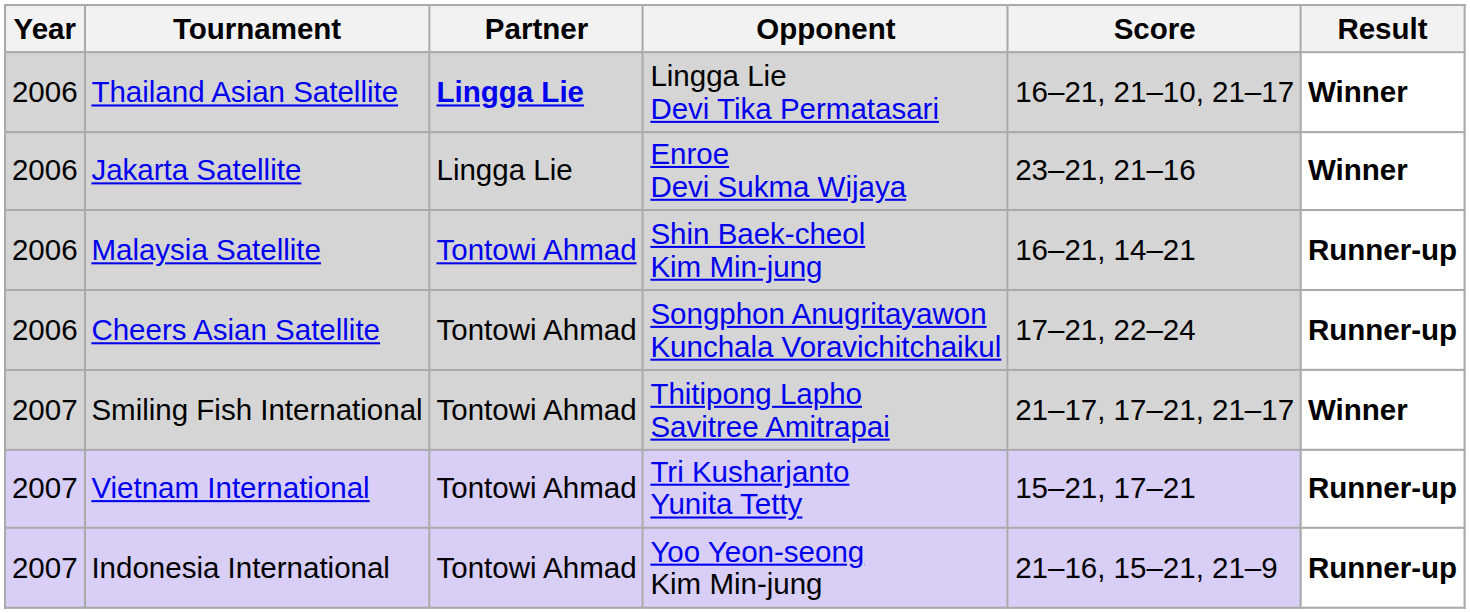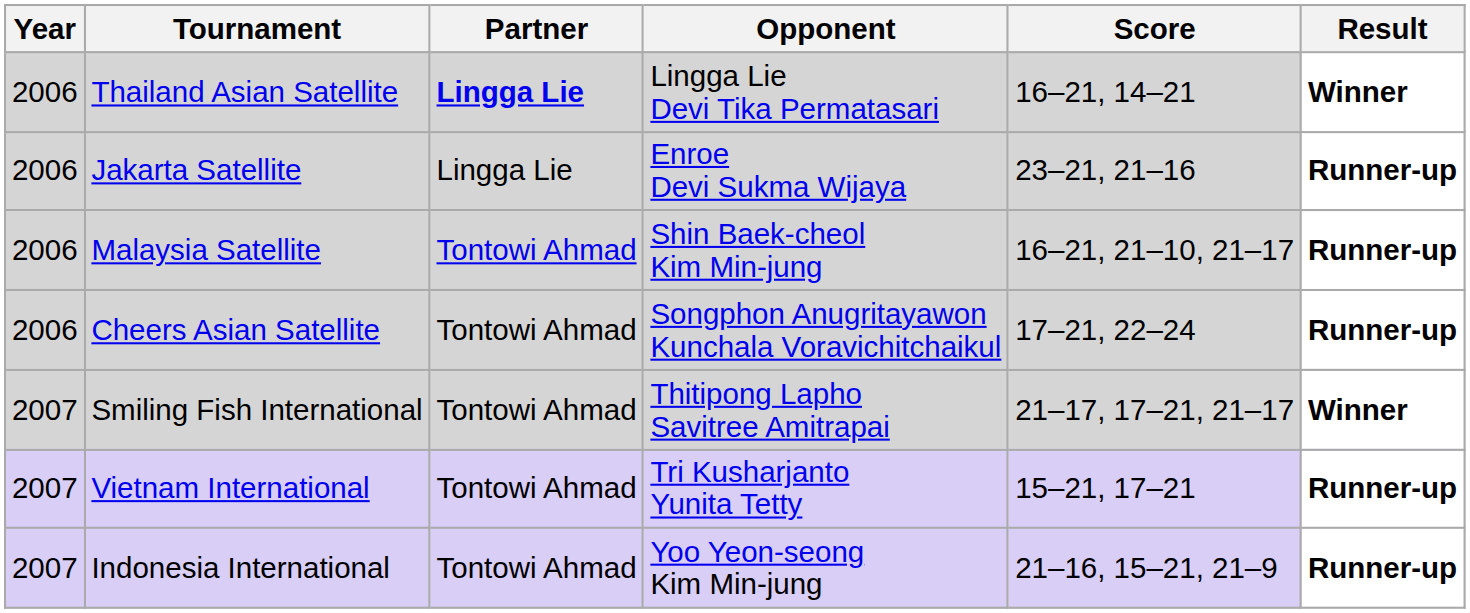(1155, 92) 16–21, 21–10, 21–17 -> (1105, 92) 16–21, 14–21
(1358, 171) Winner -> (1382, 171) Runner-up
(1105, 251) 16–21, 14–21 -> (1155, 251) 16–21, 21–10, 21–17
